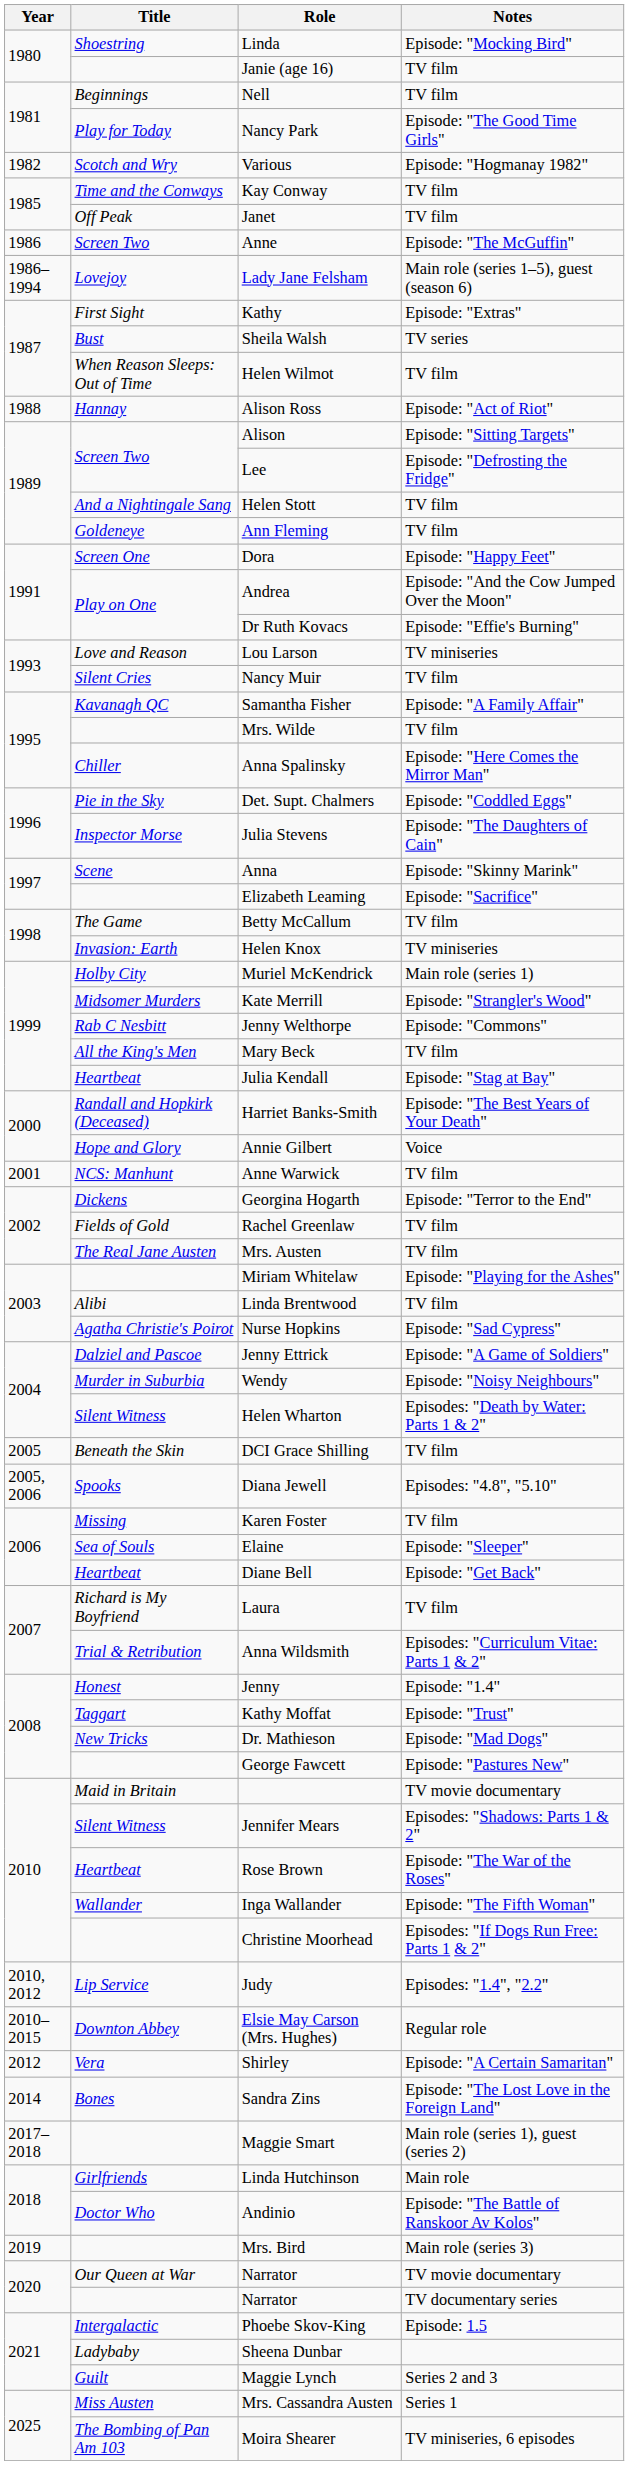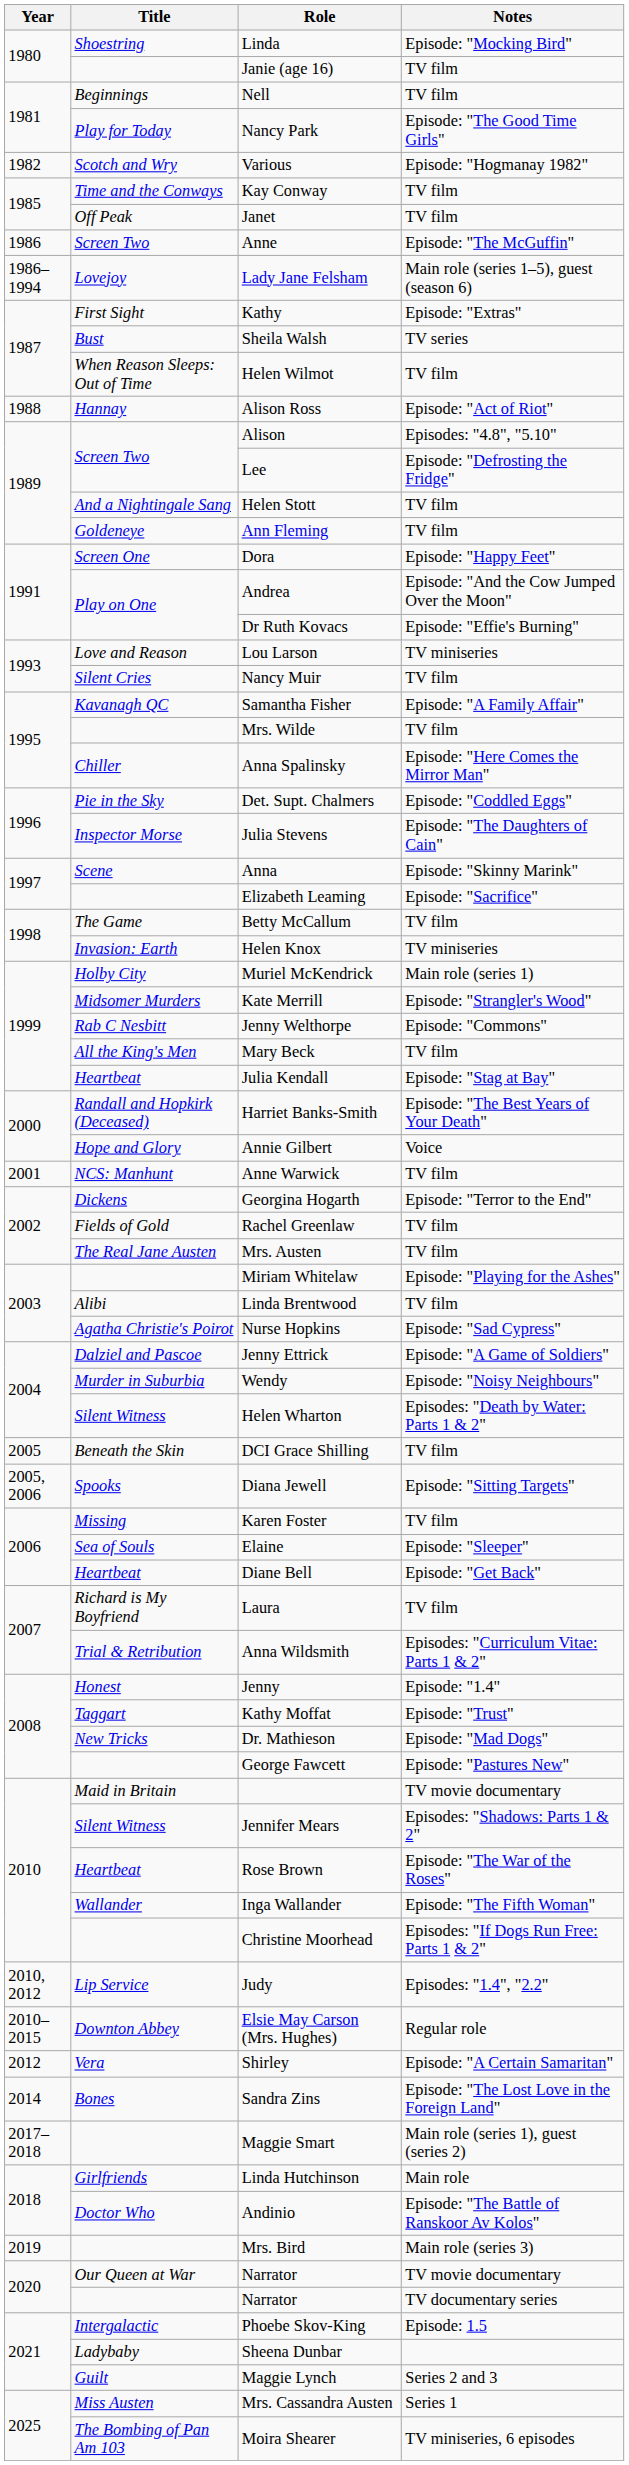(490, 434) Episode: "Sitting Targets" -> (481, 434) Episodes: "4.8", "5.10"
(481, 1485) Episodes: "4.8", "5.10" -> (490, 1485) Episode: "Sitting Targets"
